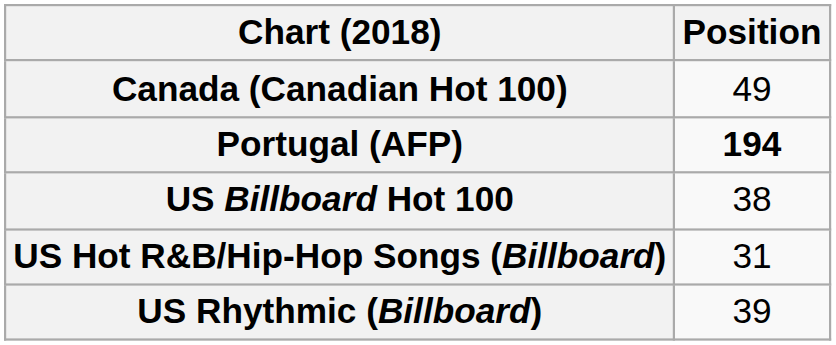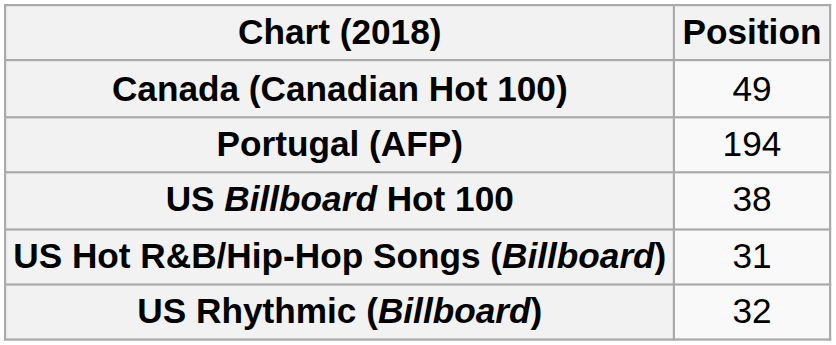(752, 144) bold -> (752, 144) normal
(752, 311) 39 -> (752, 311) 32
